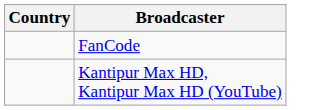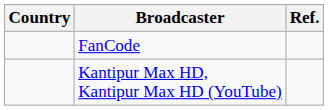+ column: (305, 18)
